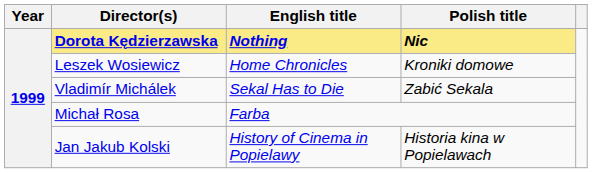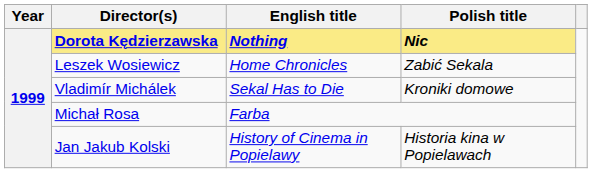(459, 65) Kroniki domowe -> (449, 65) Zabić Sekala
(449, 89) Zabić Sekala -> (459, 89) Kroniki domowe
